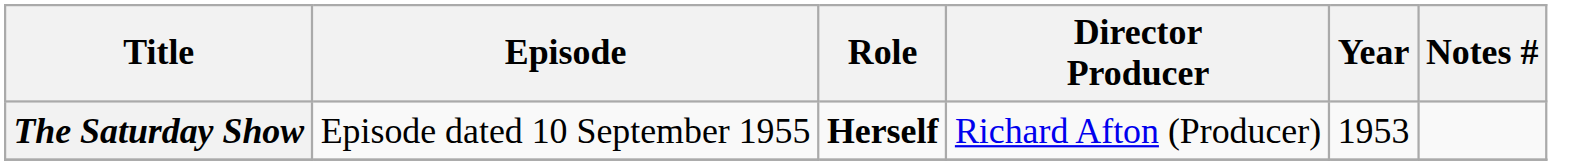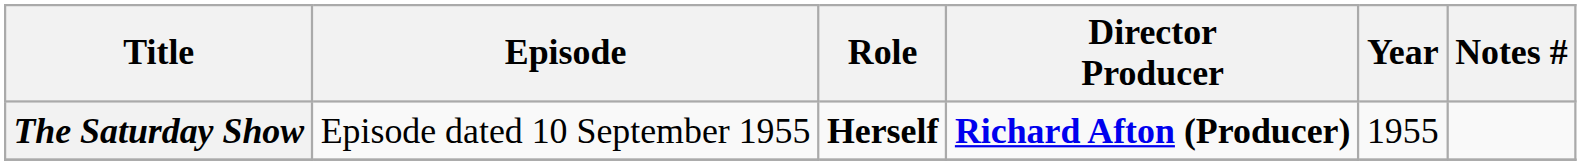(1138, 130) normal -> (1153, 130) bold
(1374, 130) 1953 -> (1403, 130) 1955
